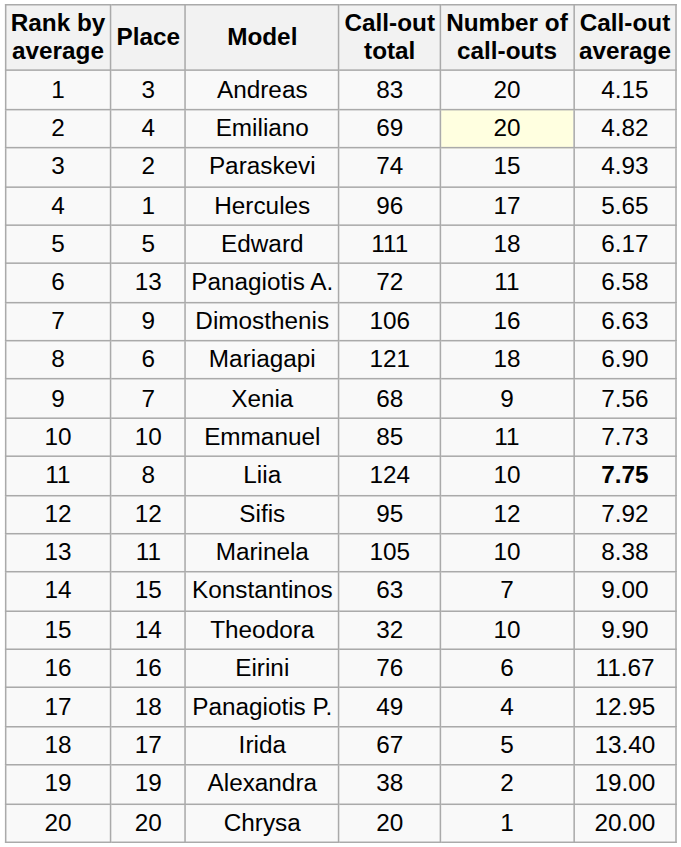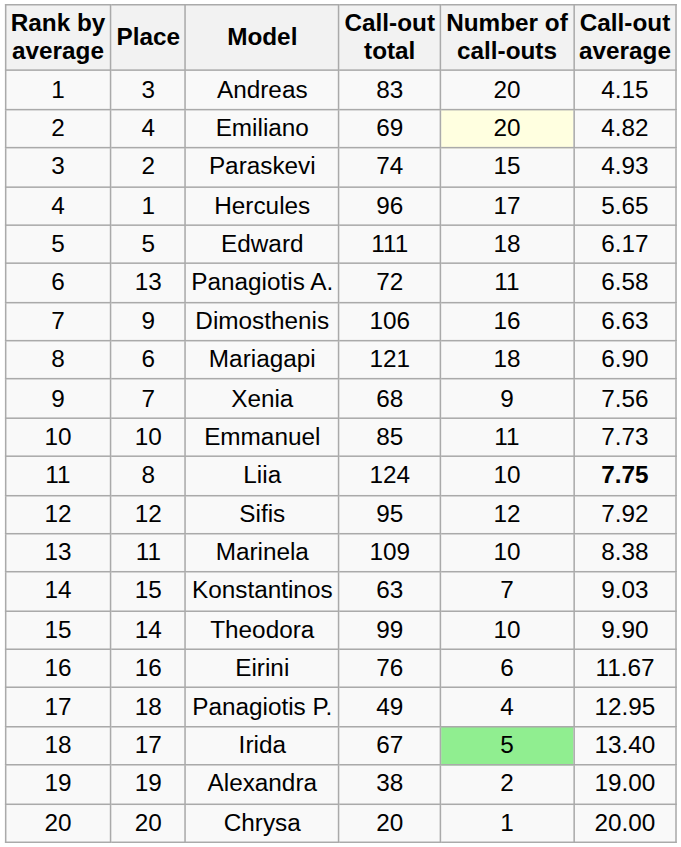(390, 552) 105 -> (390, 552) 109
(625, 591) 9.00 -> (625, 591) 9.03
(390, 629) 32 -> (390, 629) 99
(507, 745) no background -> (507, 745) lightgreen background
